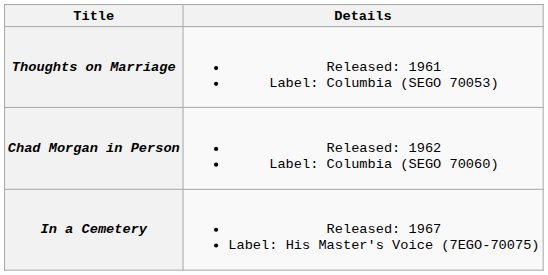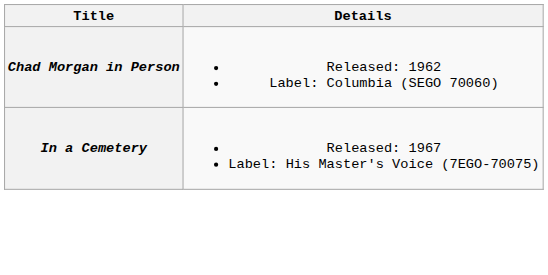- row: (94, 67)
